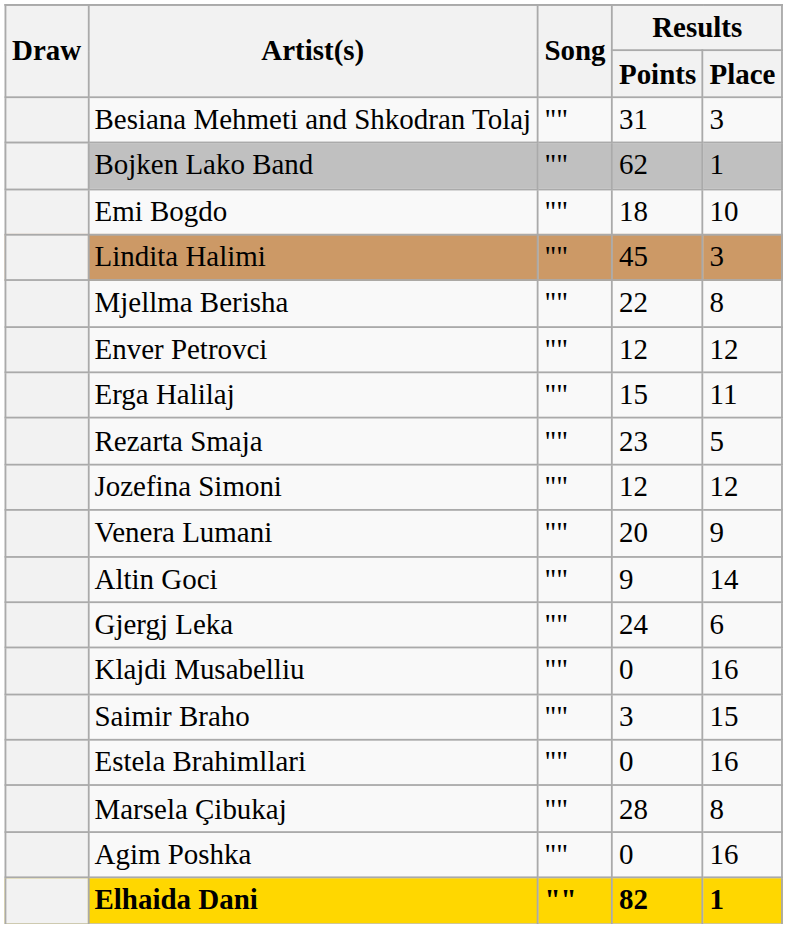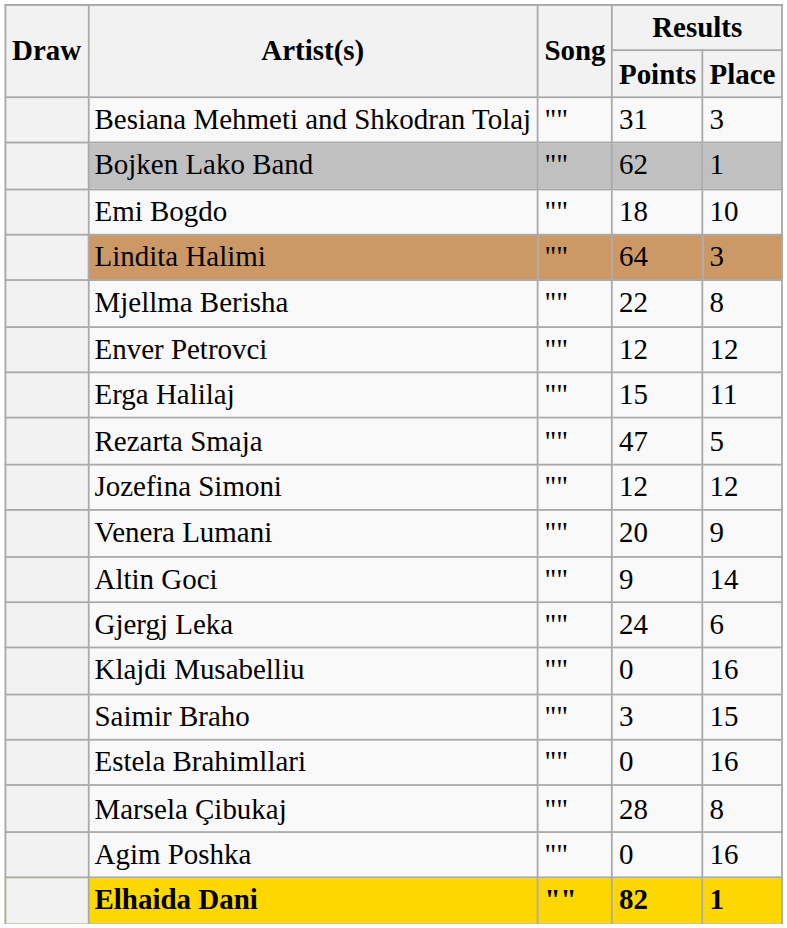(633, 257) 45 -> (633, 257) 64
(633, 440) 23 -> (633, 440) 47
